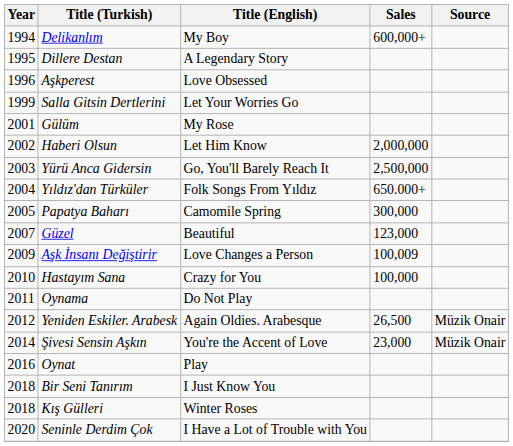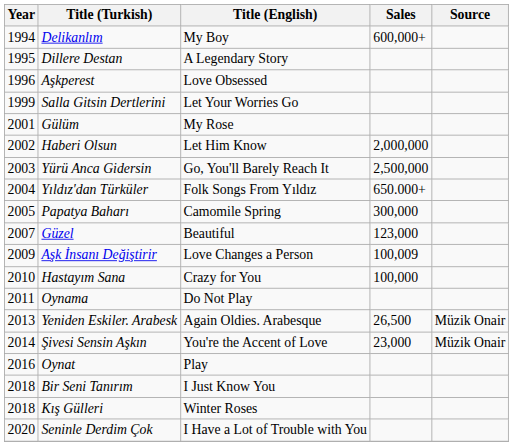(21, 320) 2012 -> (21, 320) 2013
